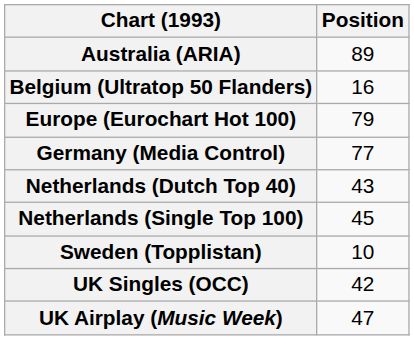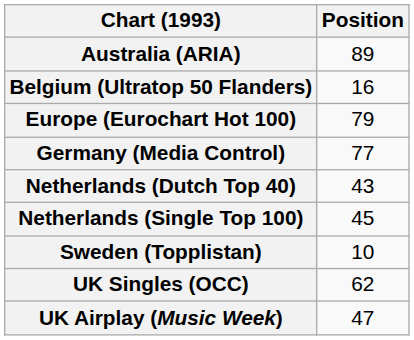(363, 284) 42 -> (363, 284) 62
